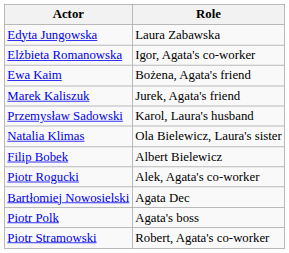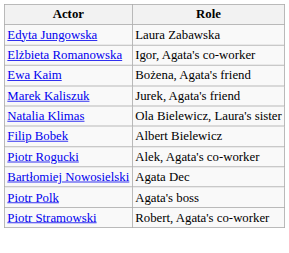- row: (65, 116)
